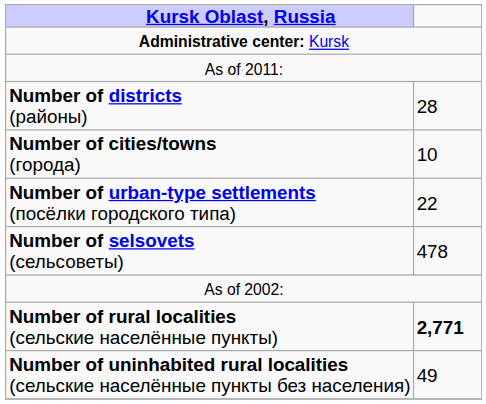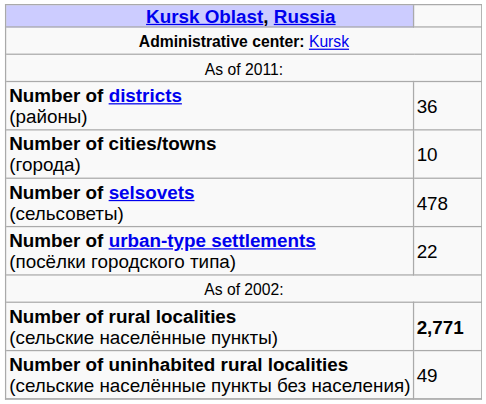(427, 106) 28 -> (427, 106) 36
rows swapped: (163, 202) <-> (102, 251)
